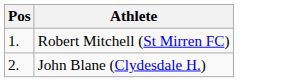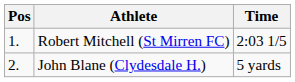+ column: (262, 16)
